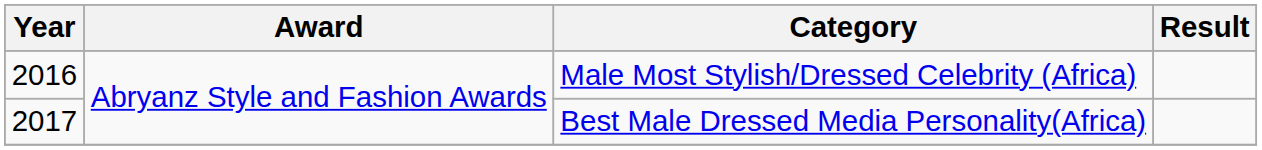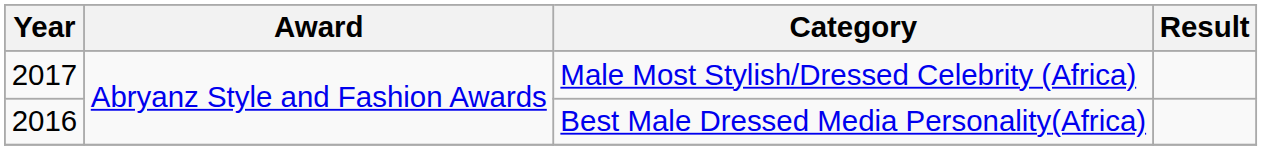(44, 74) 2016 -> (44, 74) 2017
(44, 121) 2017 -> (44, 121) 2016
